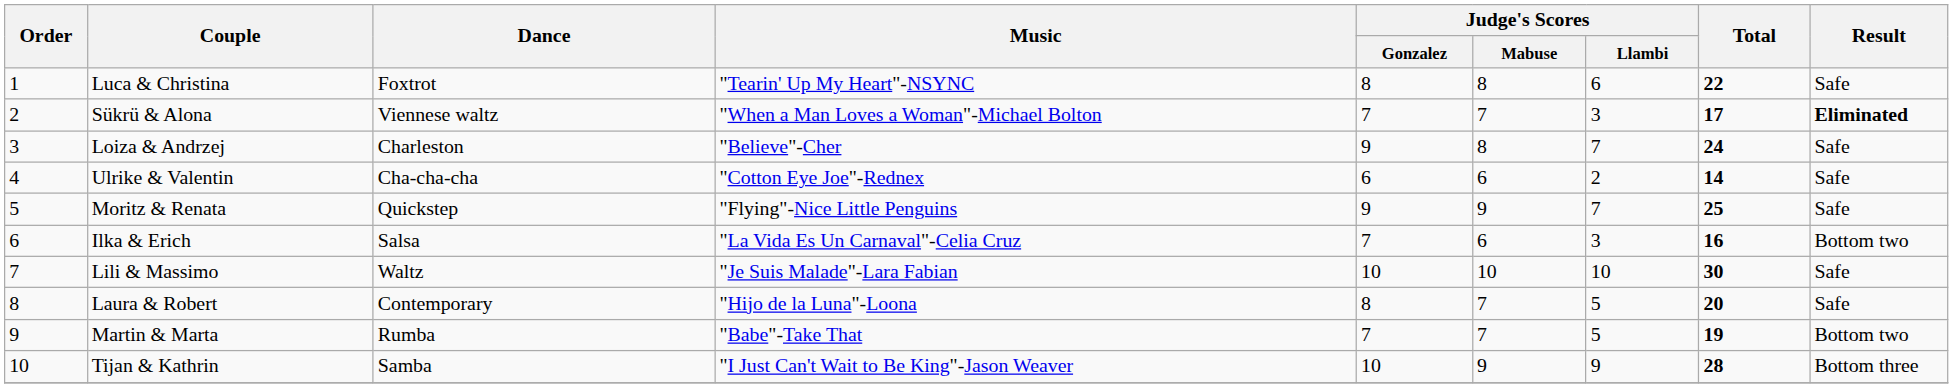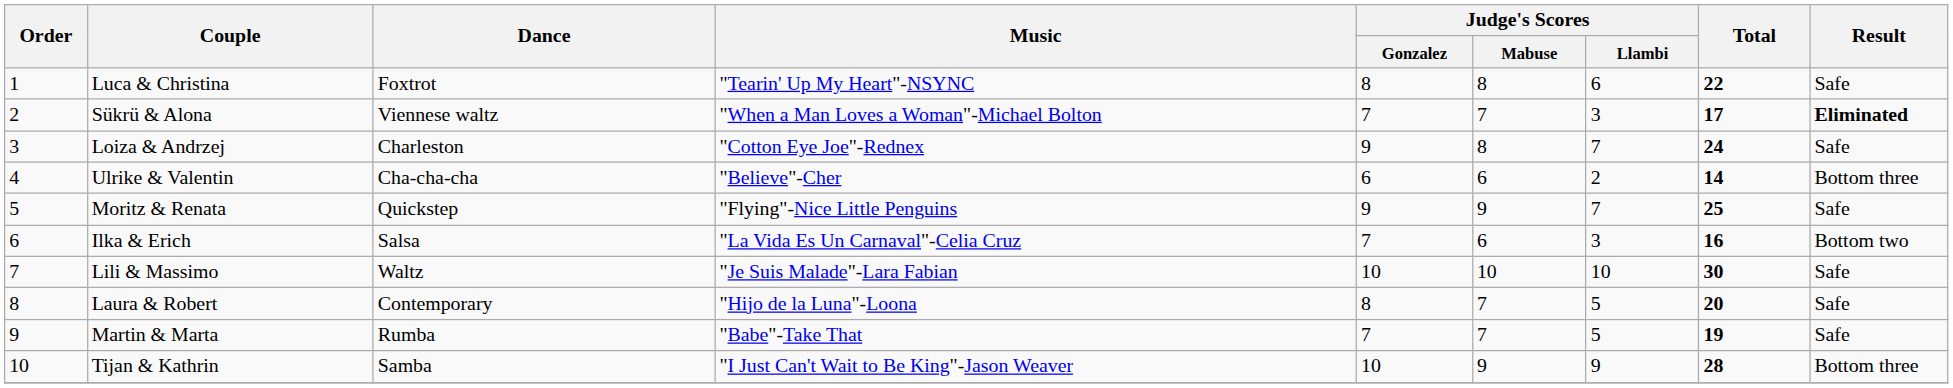(780, 146) "Believe"-Cher -> (822, 146) "Cotton Eye Joe"-Rednex
(822, 177) "Cotton Eye Joe"-Rednex -> (780, 177) "Believe"-Cher
(1832, 177) Safe -> (1867, 177) Bottom three
(1862, 334) Bottom two -> (1832, 334) Safe
